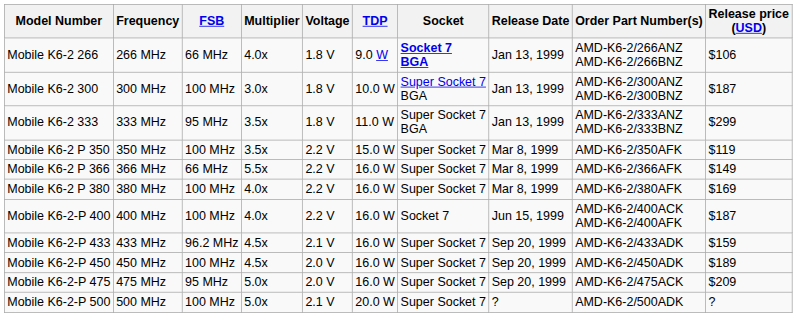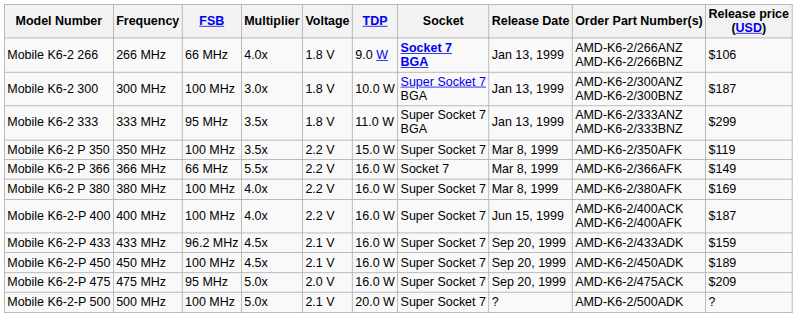(443, 169) Super Socket 7 -> (425, 169) Socket 7
(425, 216) Socket 7 -> (443, 216) Super Socket 7
(320, 262) 2.0 V -> (320, 262) 2.1 V
